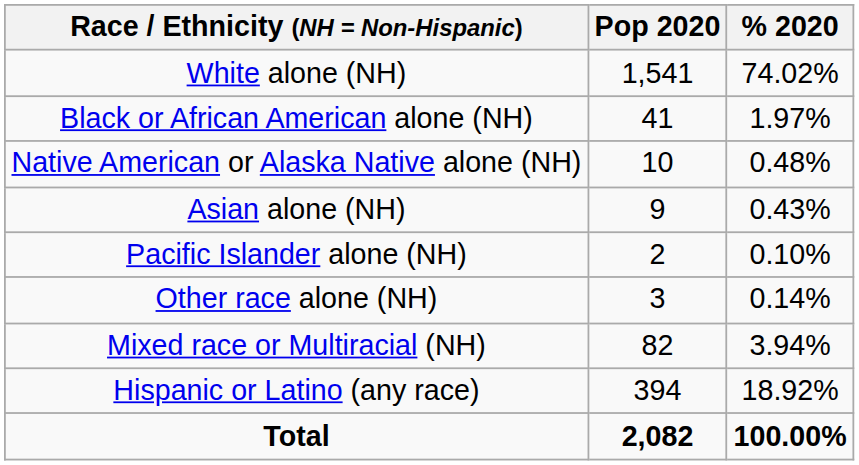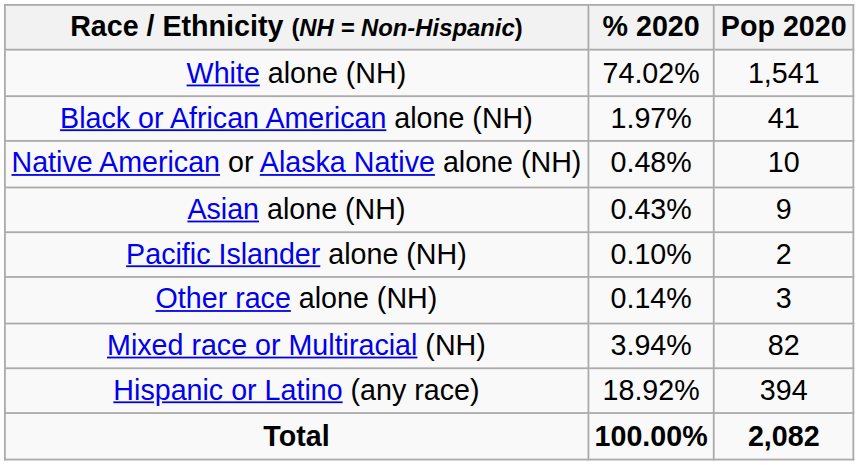columns swapped: (657, 27) <-> (790, 27)
